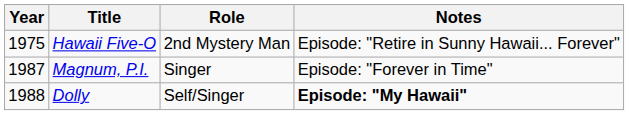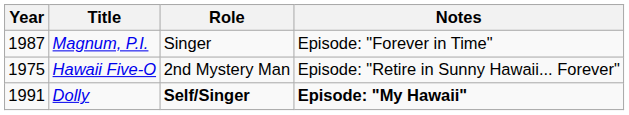rows swapped: (104, 43) <-> (101, 69)
(27, 95) 1988 -> (27, 95) 1991
(204, 95) normal -> (207, 95) bold
